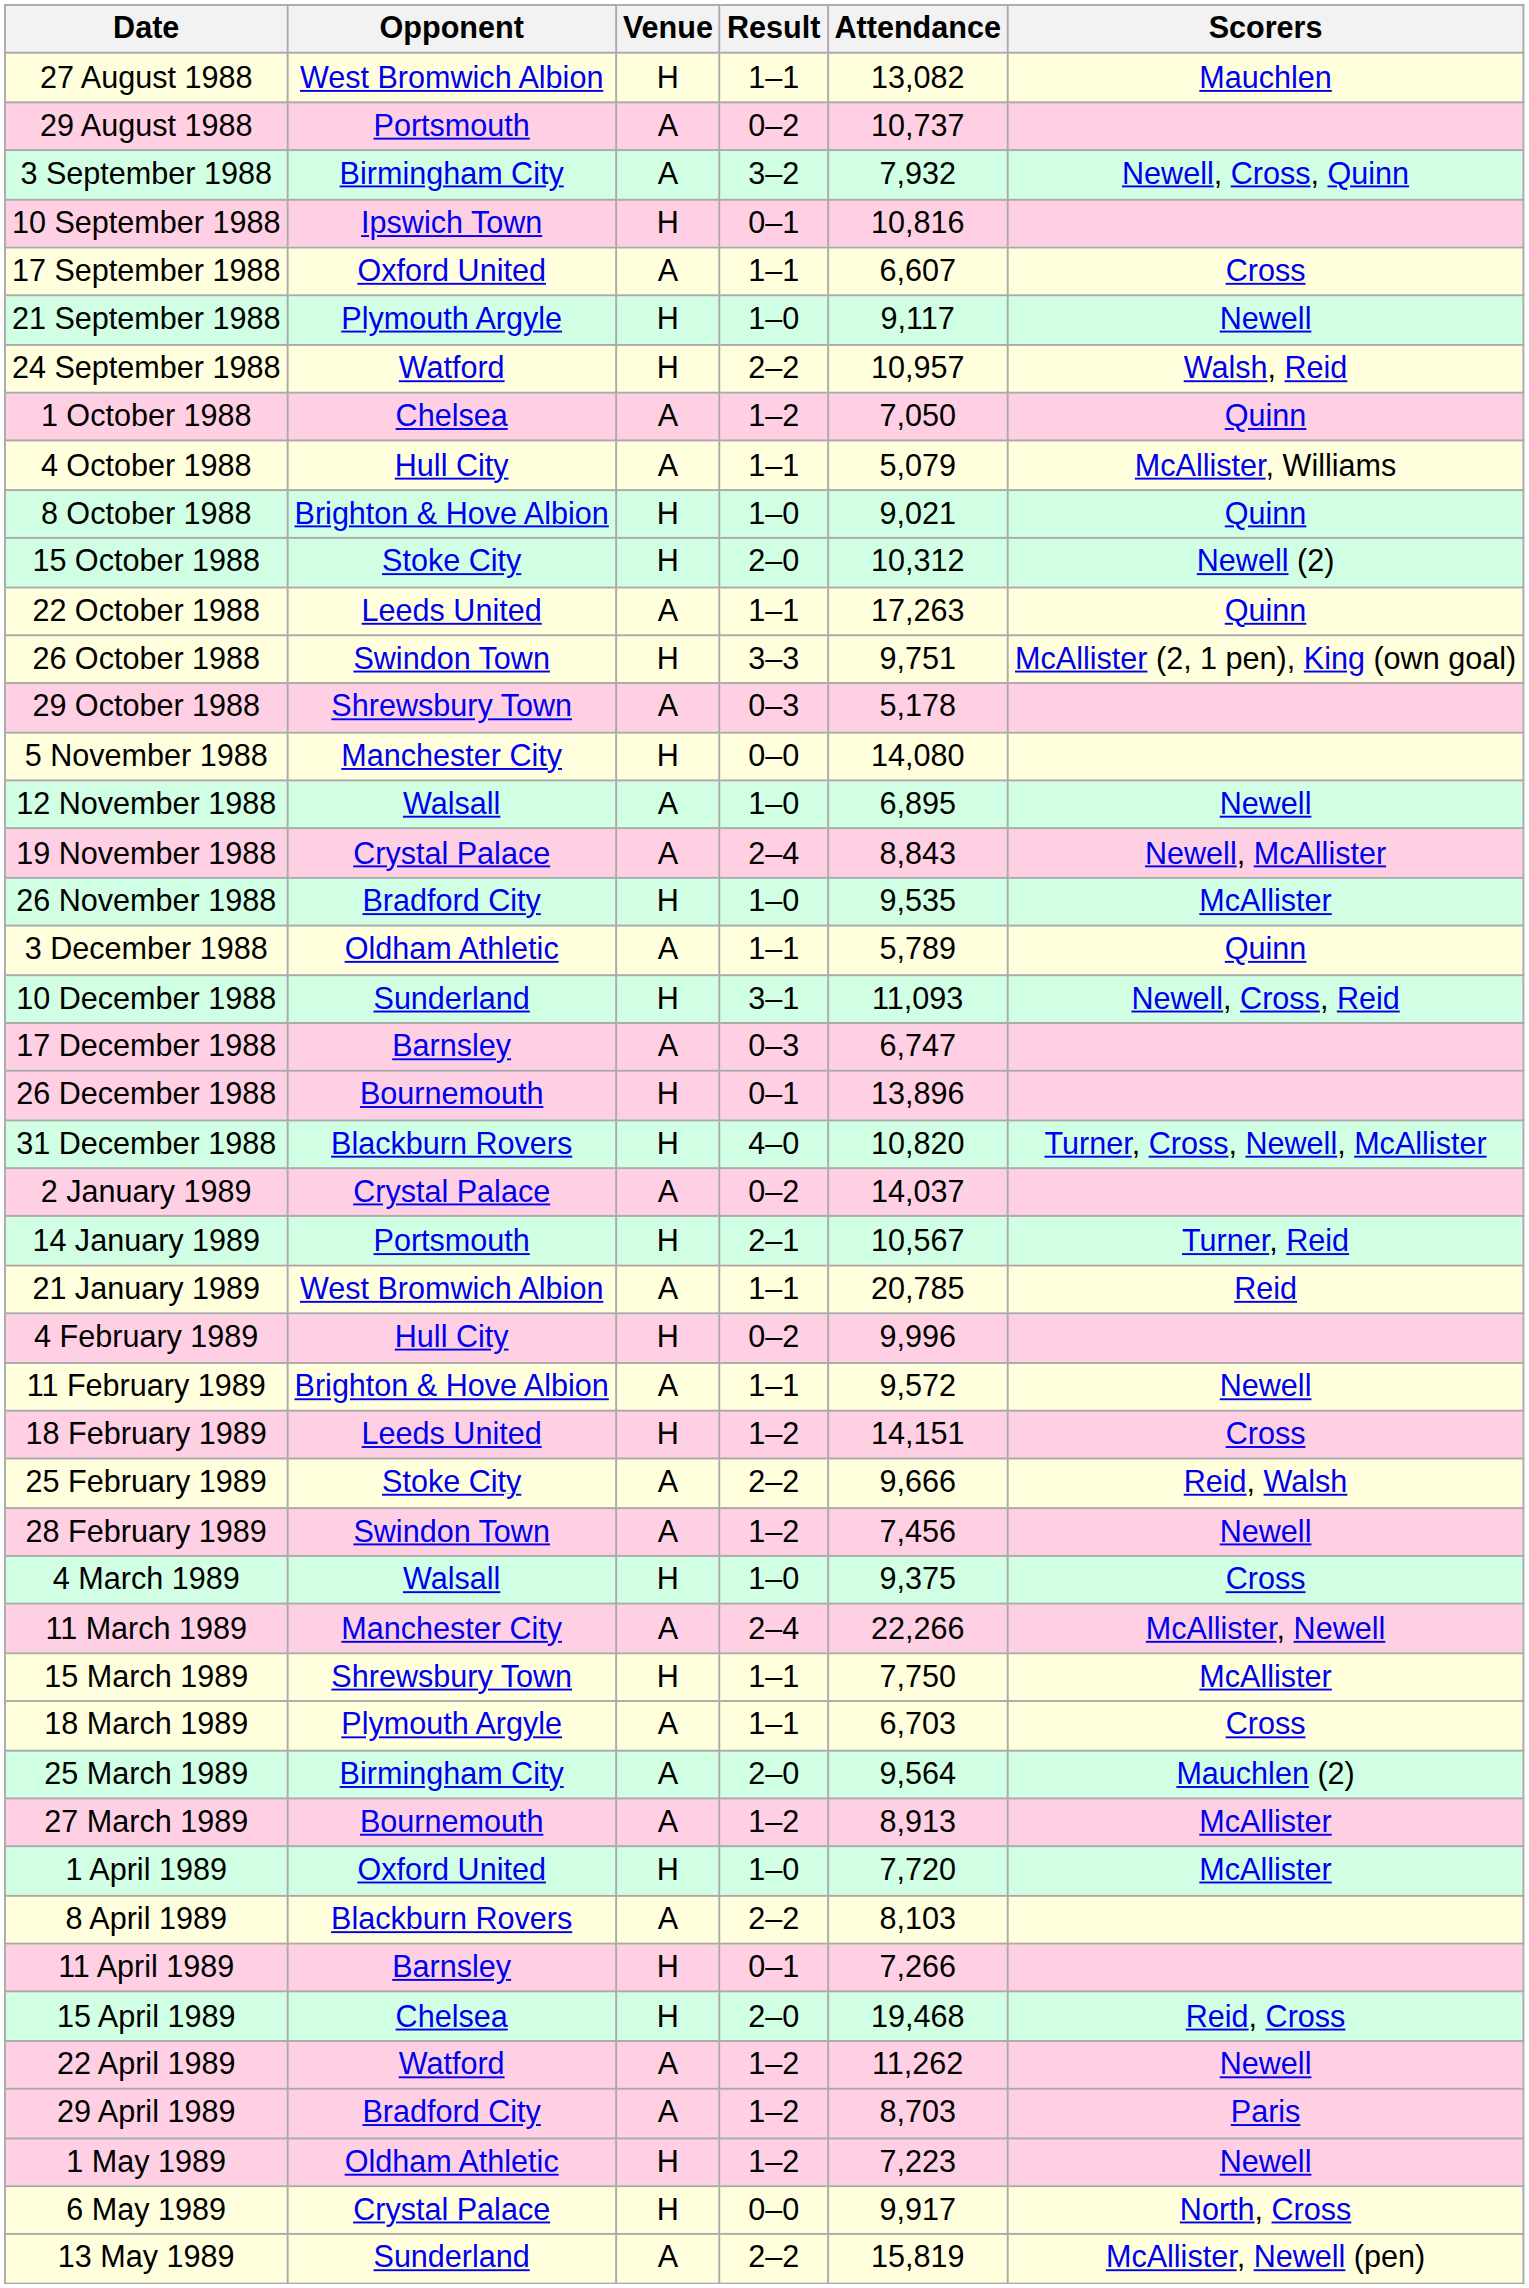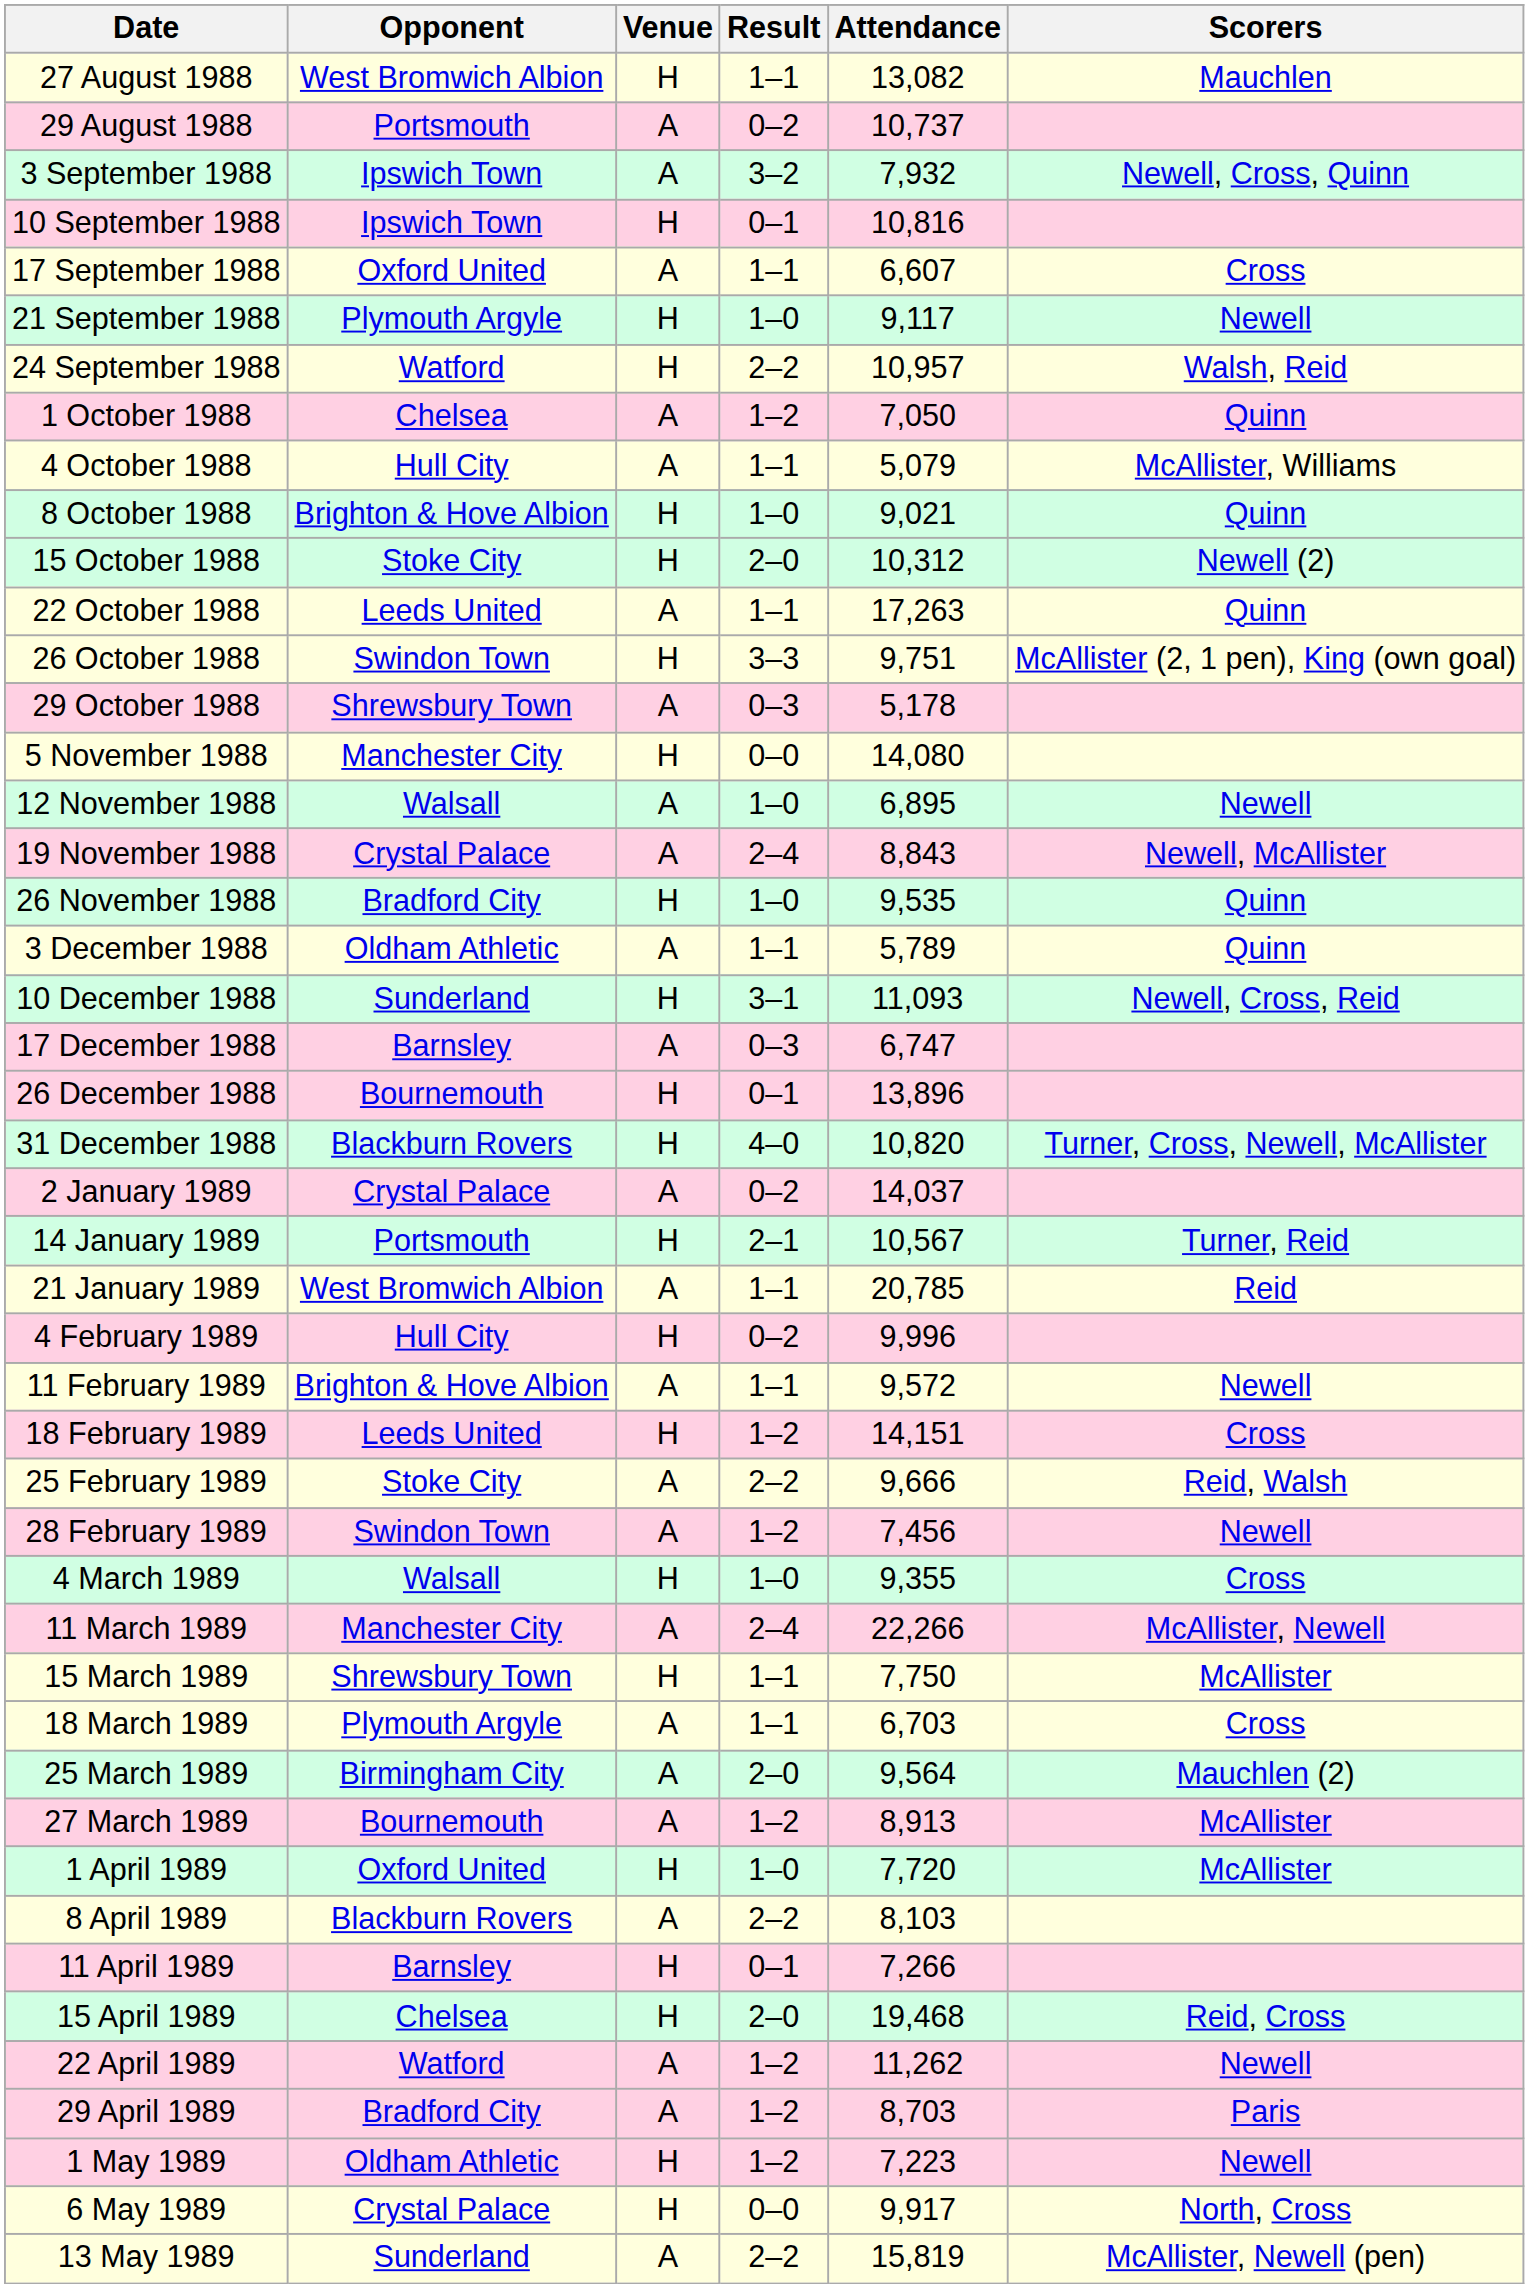(452, 174) Birmingham City -> (452, 174) Ipswich Town
(1266, 901) McAllister -> (1266, 901) Quinn
(918, 1579) 9,375 -> (918, 1579) 9,355
